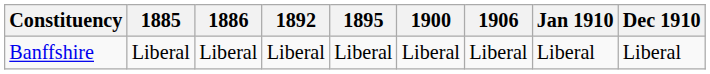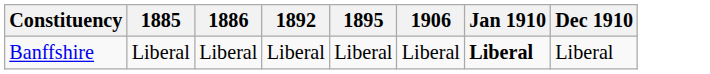- column: (431, 20)
(566, 52) normal -> (501, 52) bold
